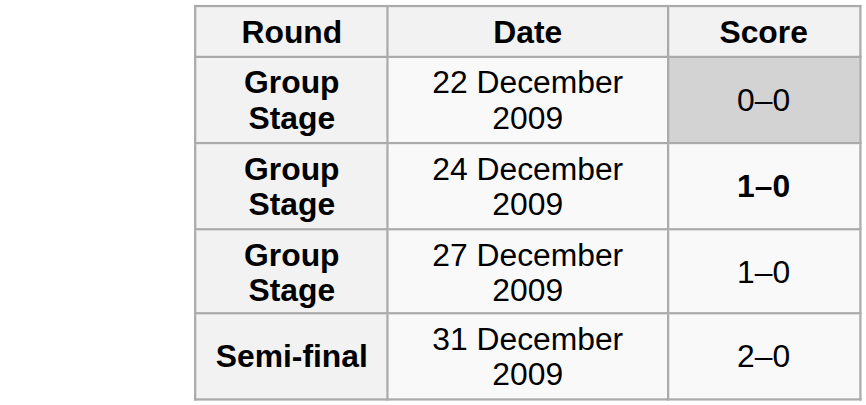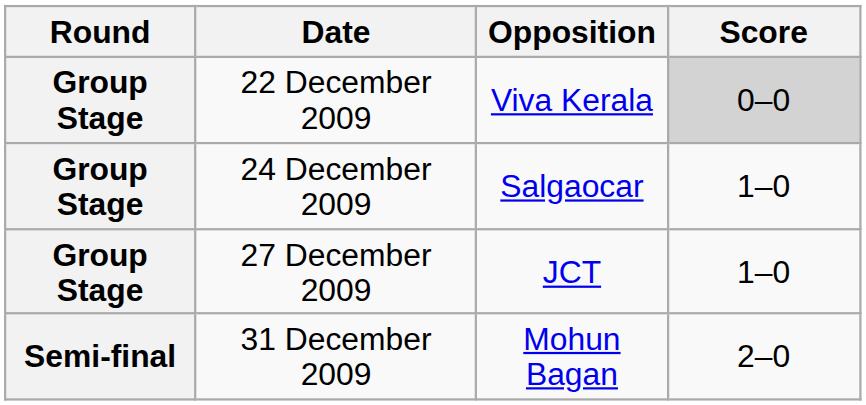+ column: (572, 32)
(764, 186) bold -> (764, 186) normal
